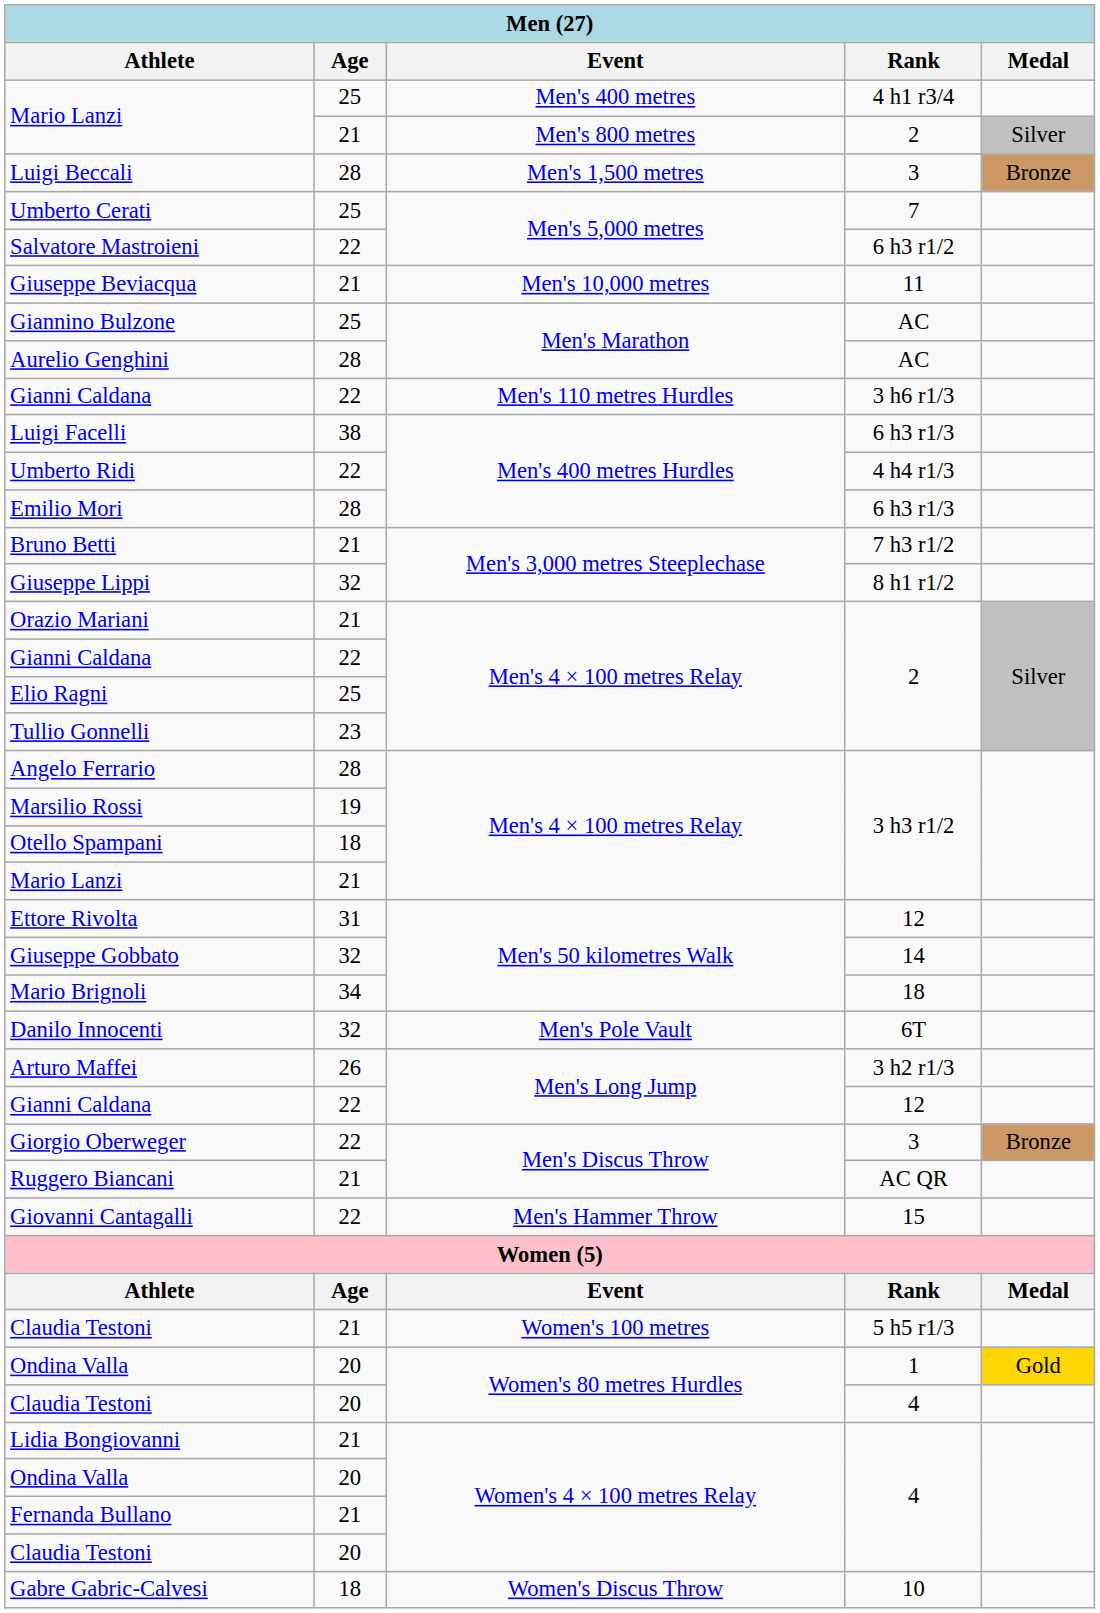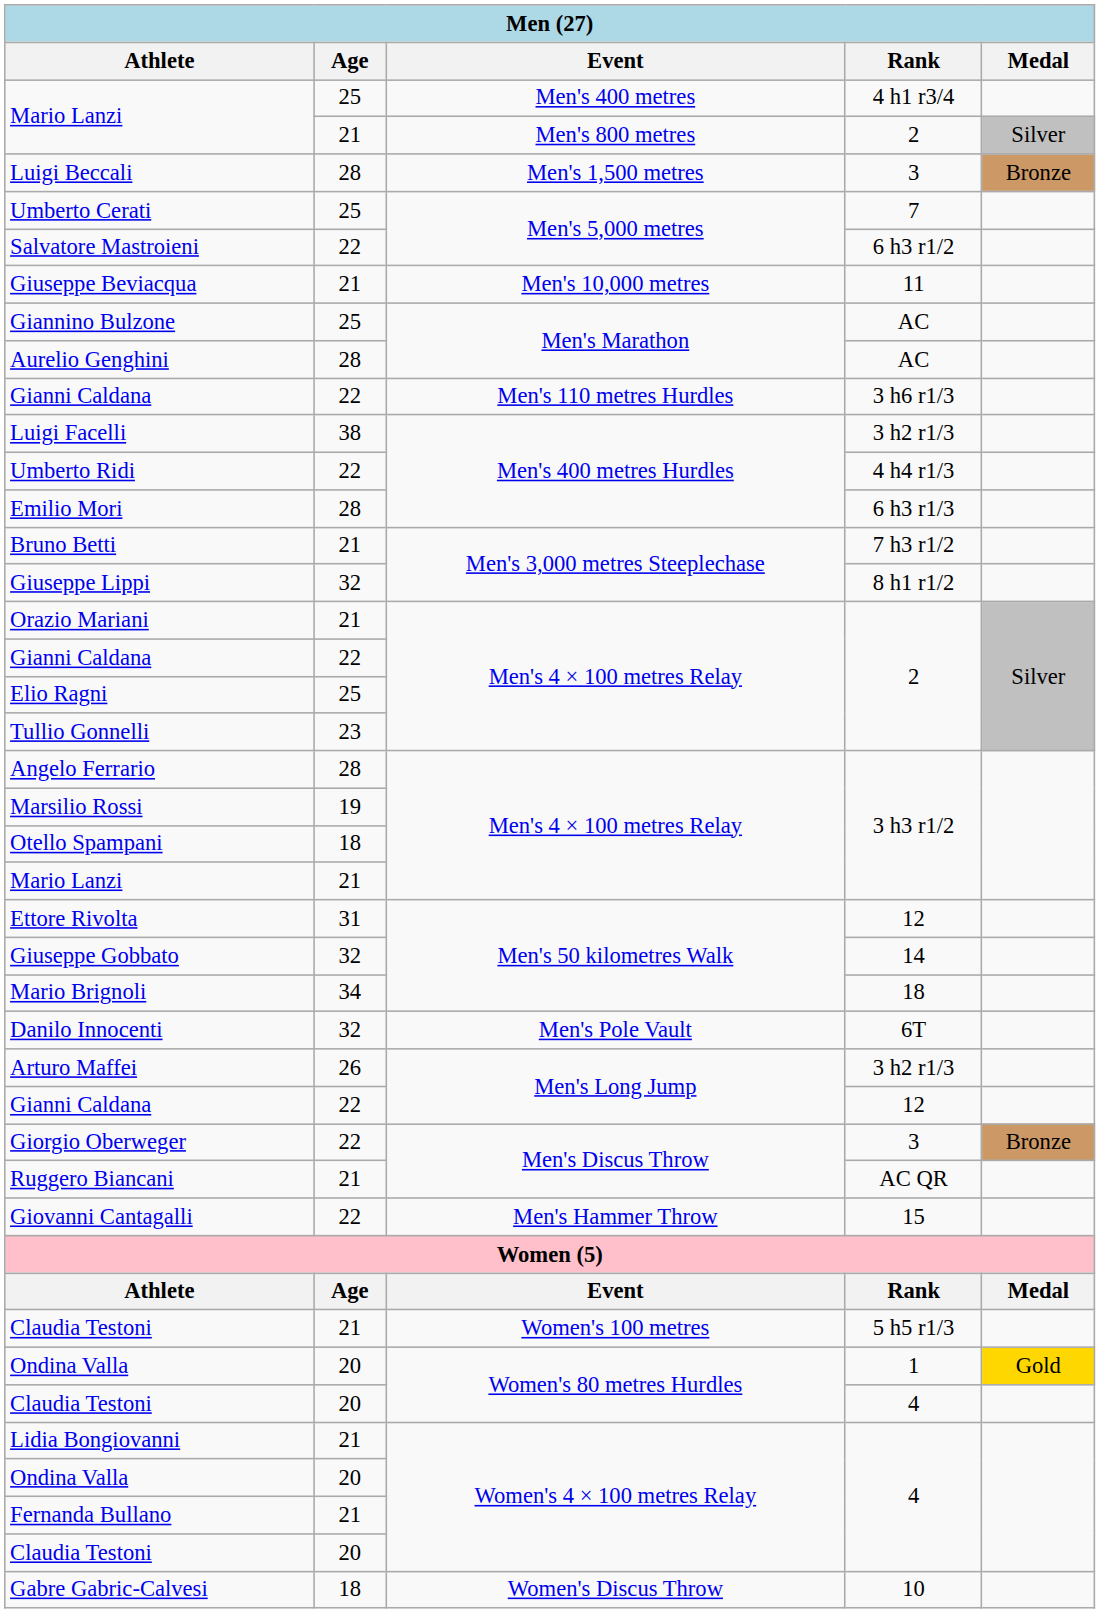(914, 433) 6 h3 r1/3 -> (914, 433) 3 h2 r1/3
